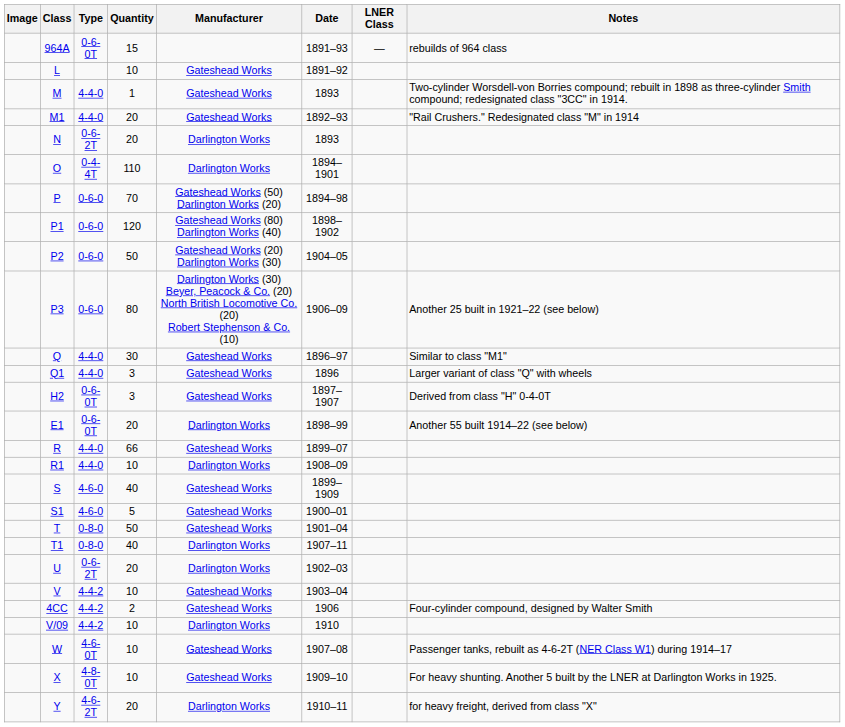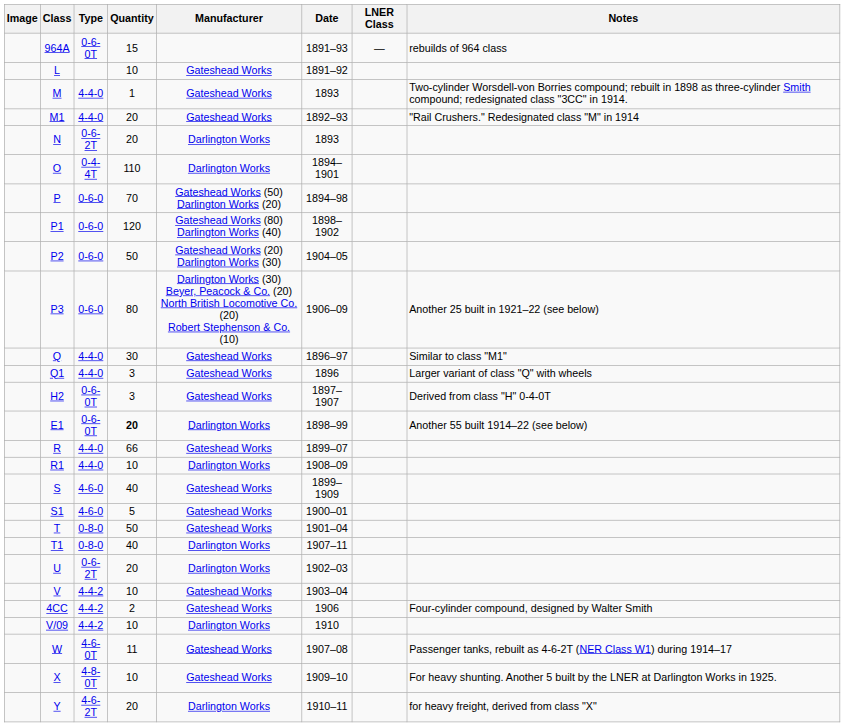(132, 425) normal -> (132, 425) bold
(132, 649) 10 -> (132, 649) 11
